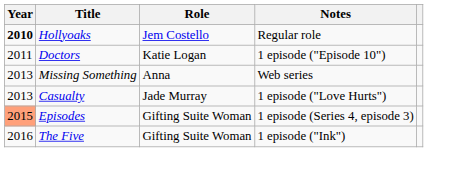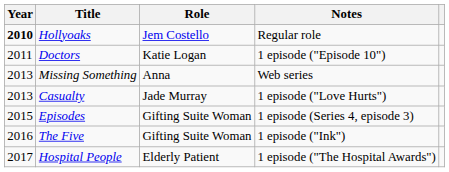(20, 116) lightsalmon background -> (20, 116) no background
+ row: (80, 156)
